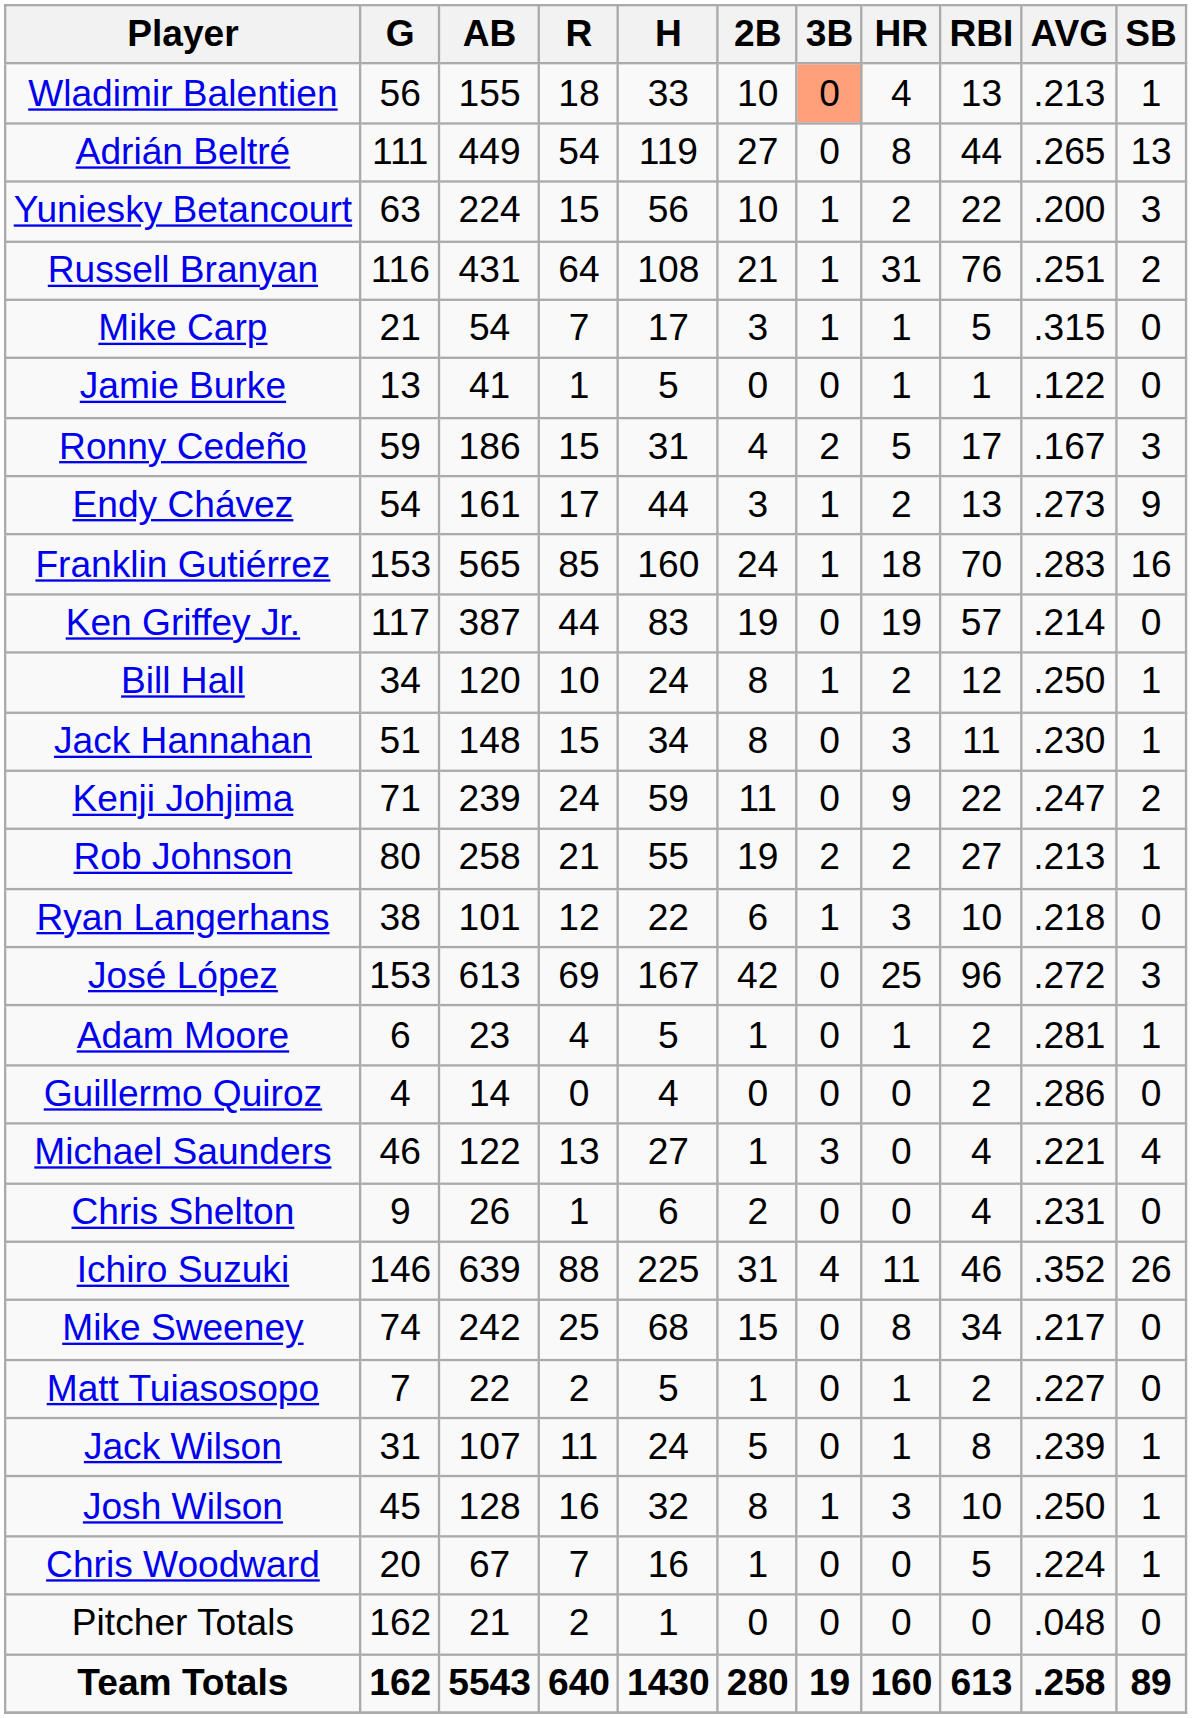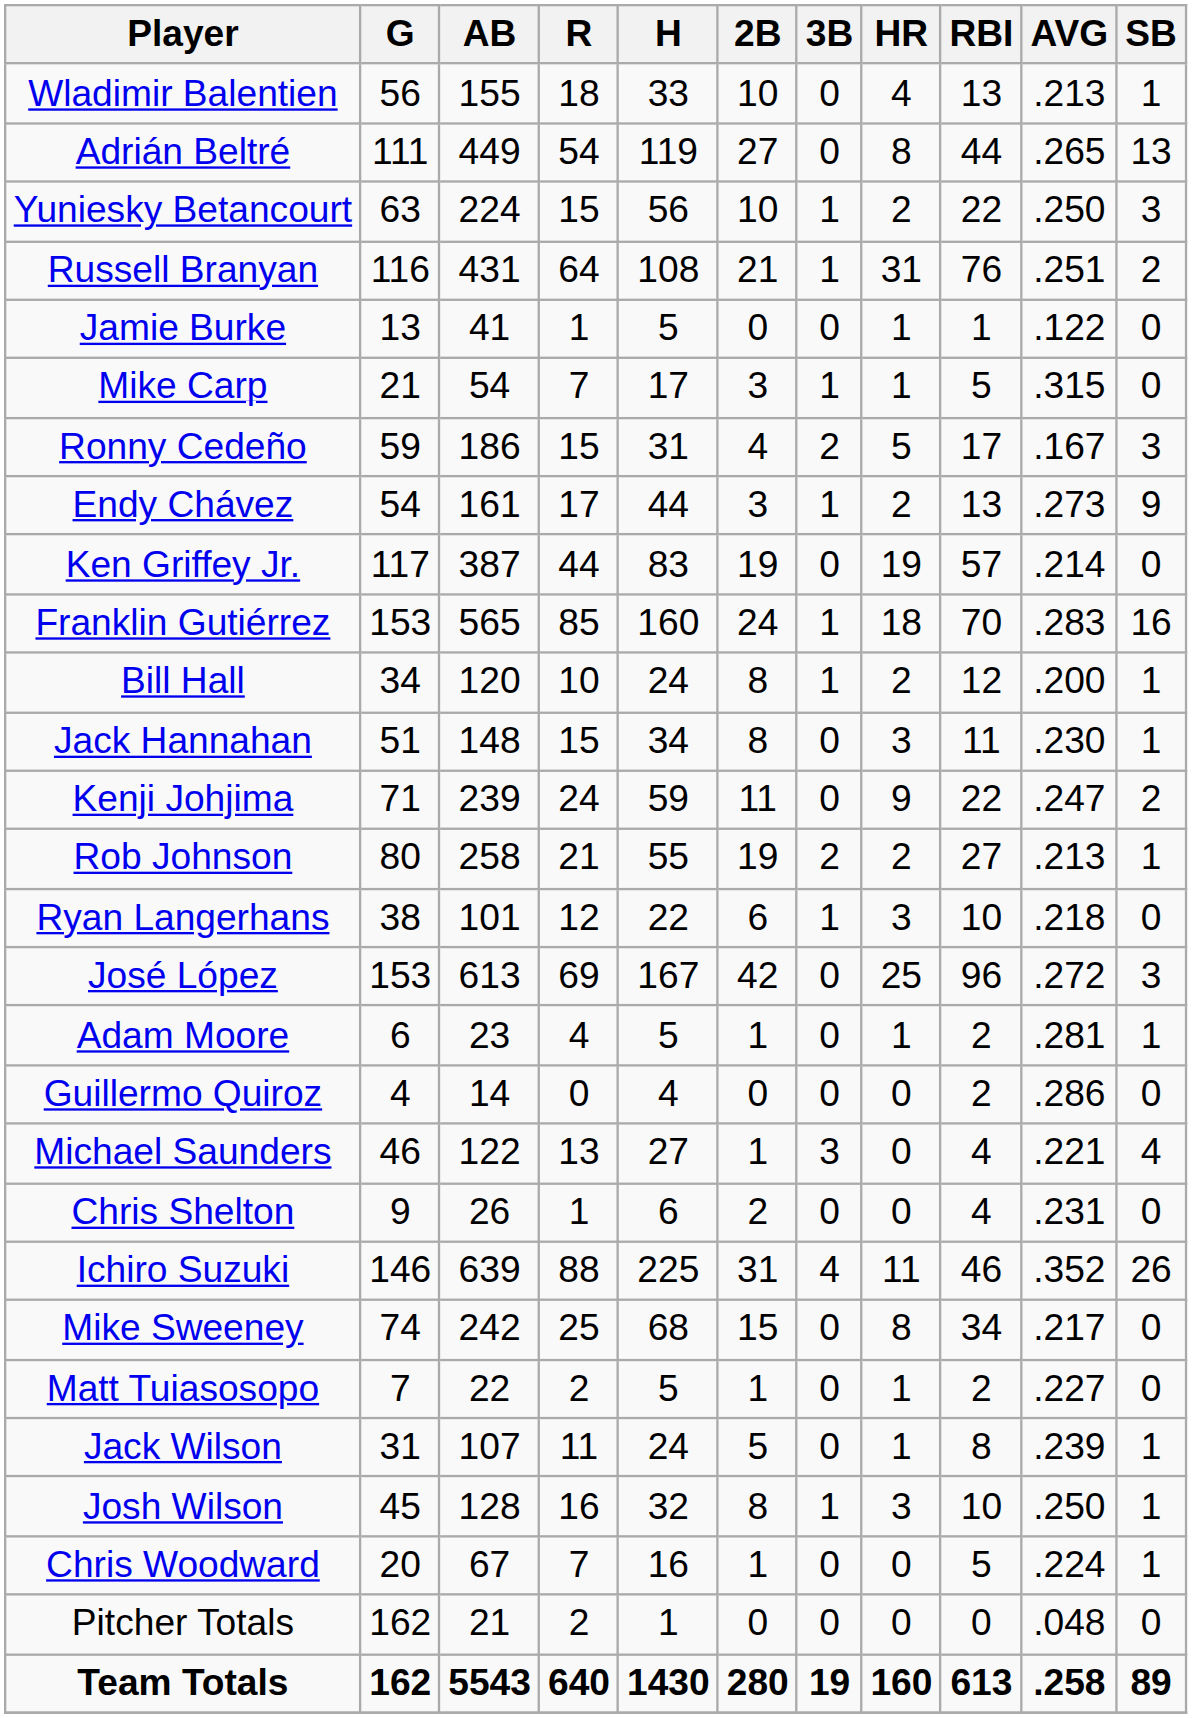(830, 92) lightsalmon background -> (830, 92) no background
(1069, 210) .200 -> (1069, 210) .250
rows swapped: (183, 387) <-> (183, 328)
rows swapped: (183, 622) <-> (183, 563)
(1069, 681) .250 -> (1069, 681) .200
